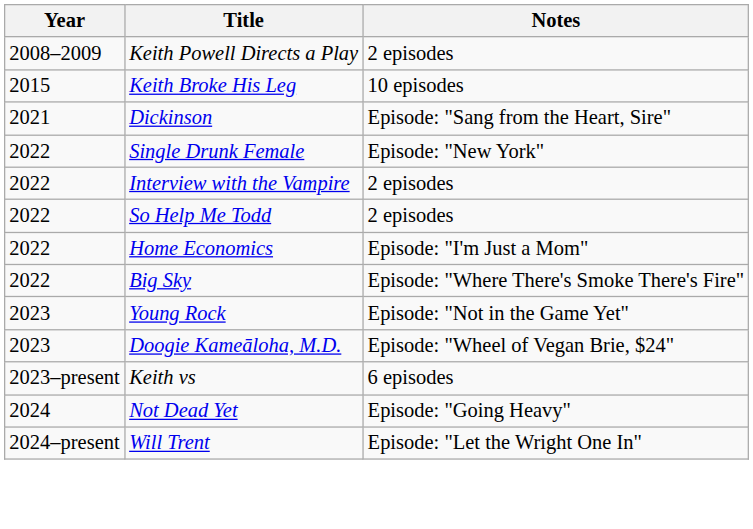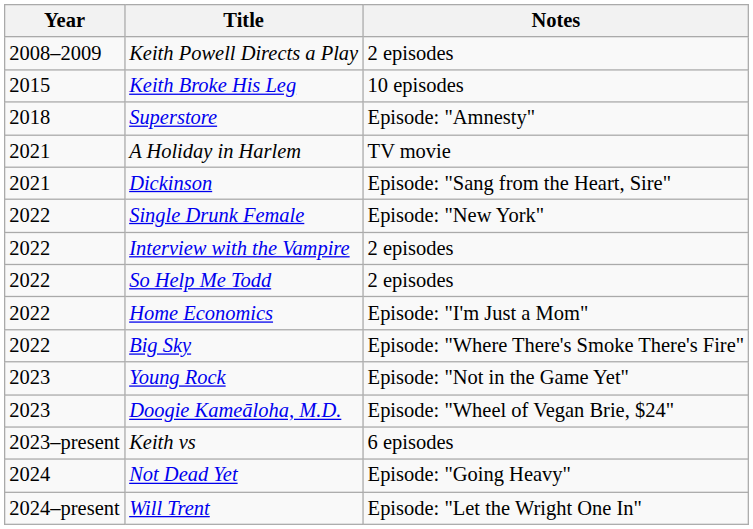+ row: (173, 118)
+ row: (215, 150)
